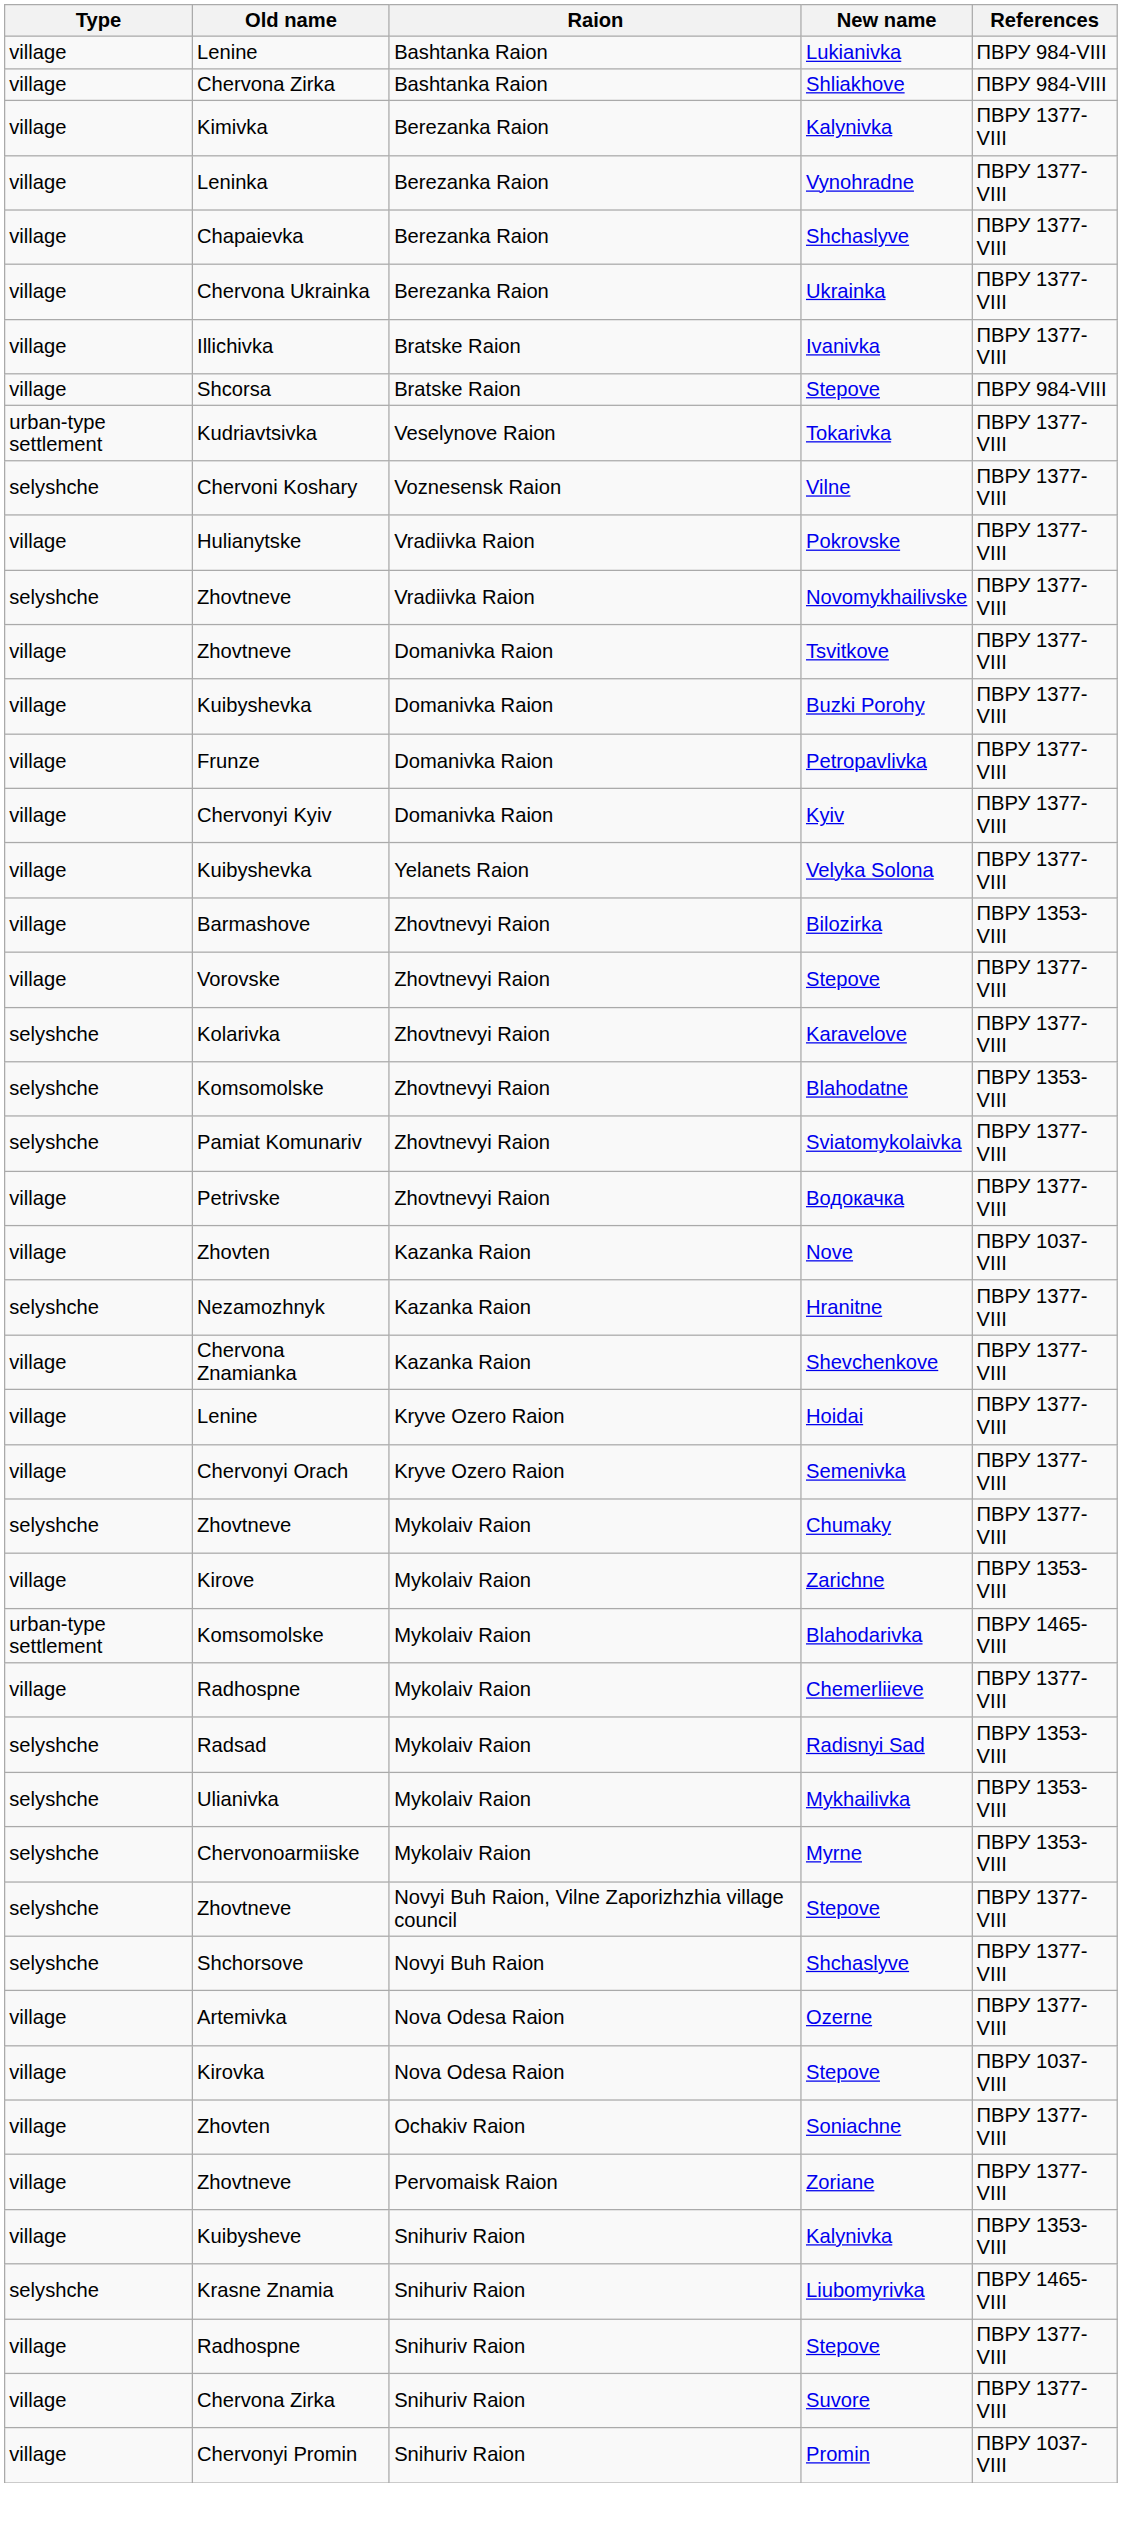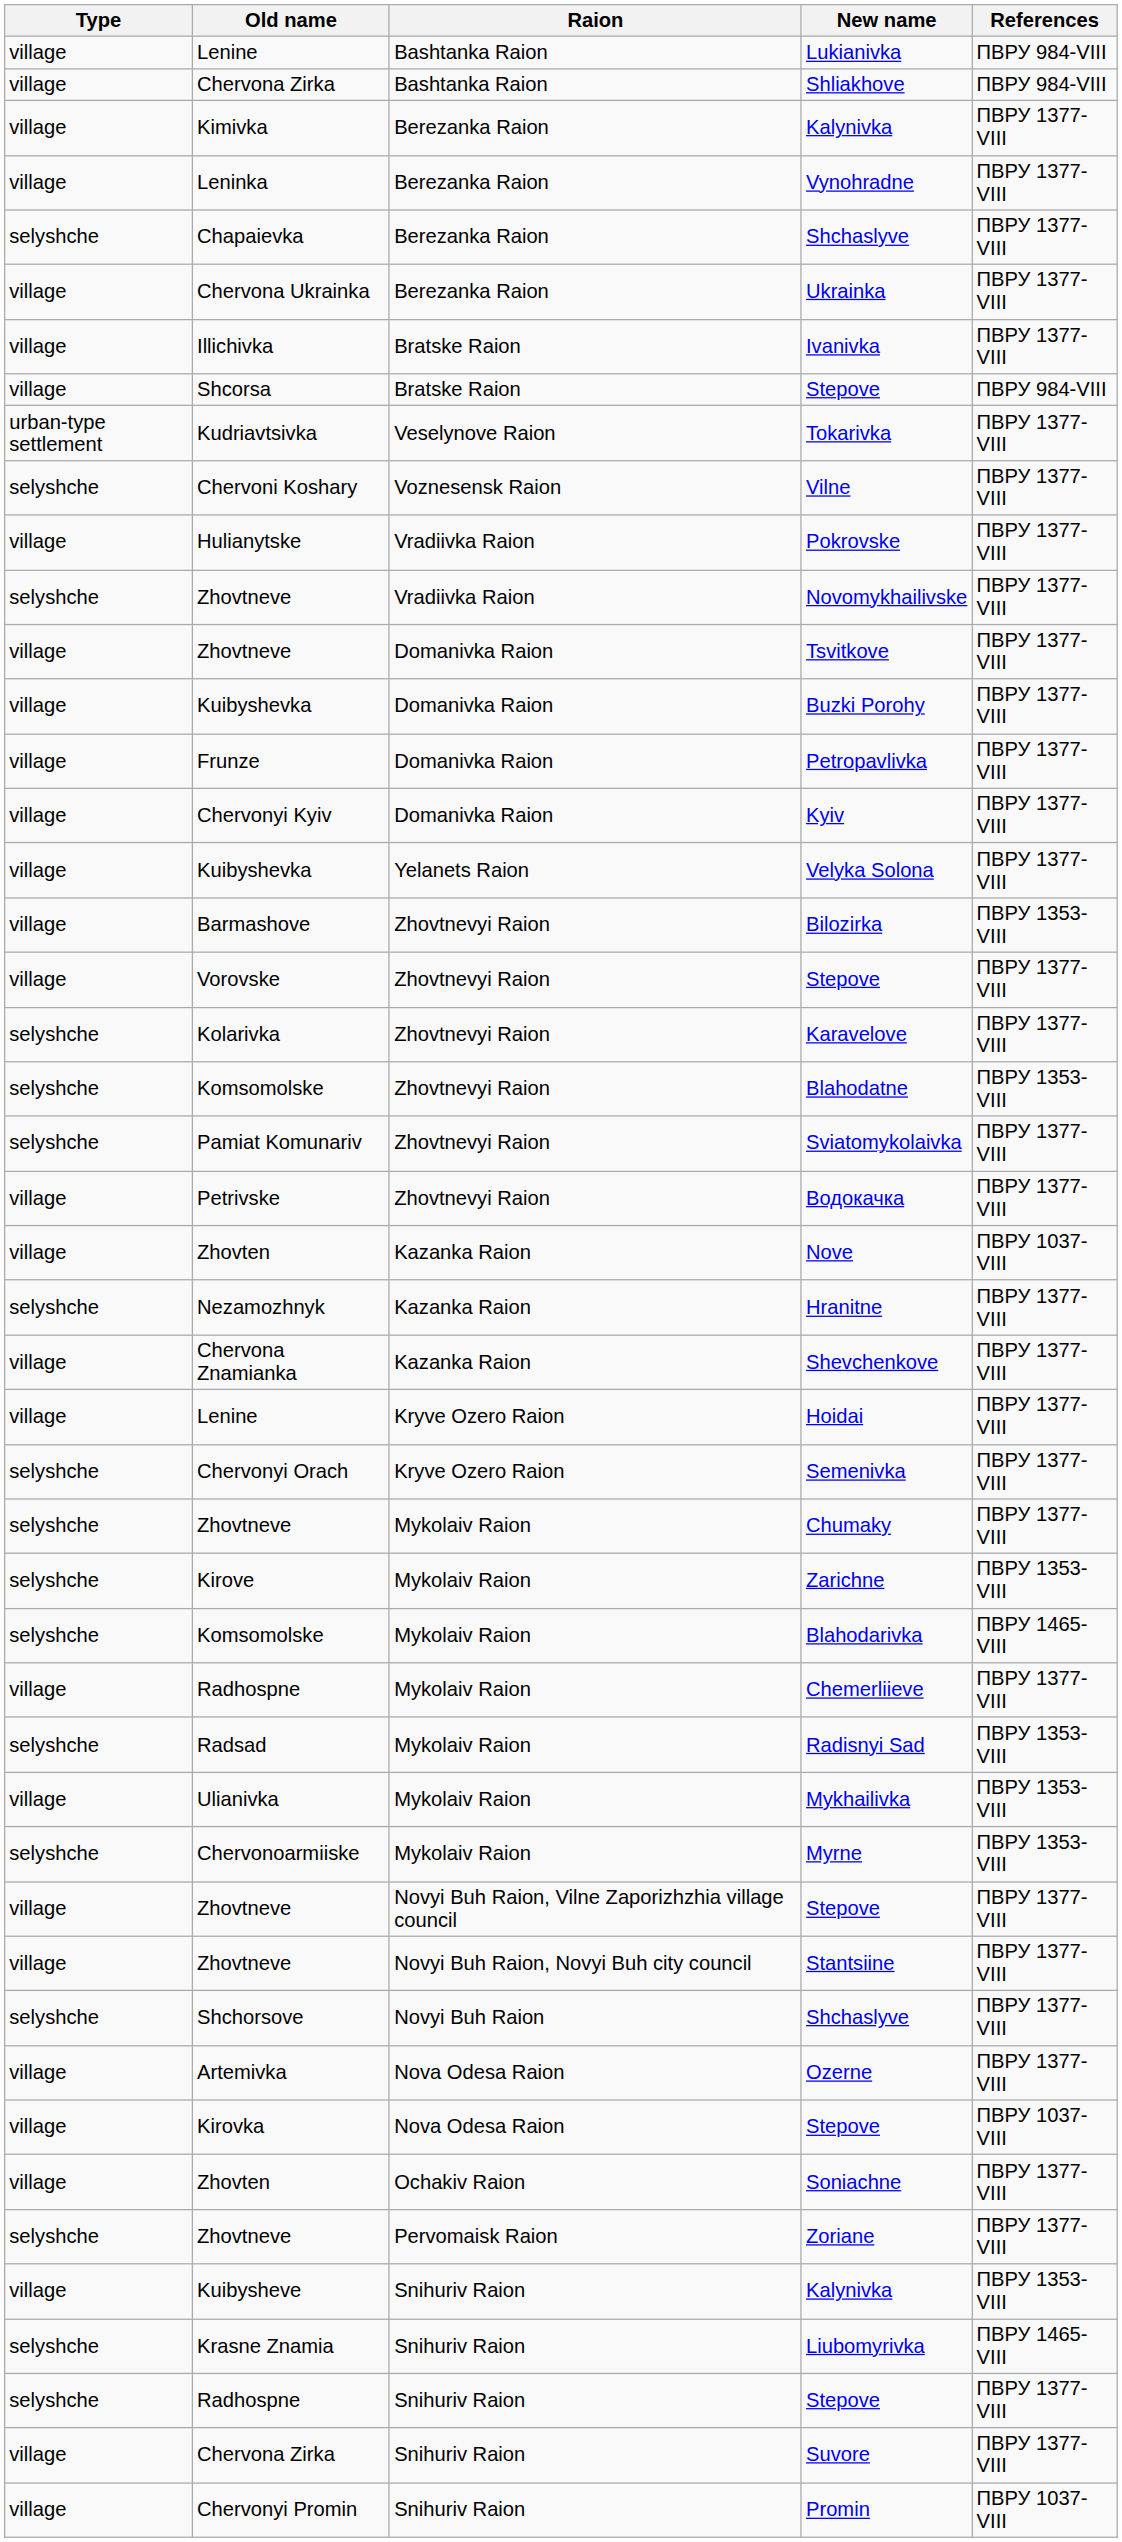(38, 237) village -> (54, 237) selyshche
(38, 1471) village -> (54, 1471) selyshche
(38, 1580) village -> (54, 1580) selyshche
(57, 1635) urban-type settlement -> (54, 1635) selyshche
(54, 1799) selyshche -> (38, 1799) village
(54, 1908) selyshche -> (38, 1908) village
+ row: (244, 1963)
(38, 2181) village -> (54, 2236) selyshche
(38, 2345) village -> (54, 2400) selyshche
